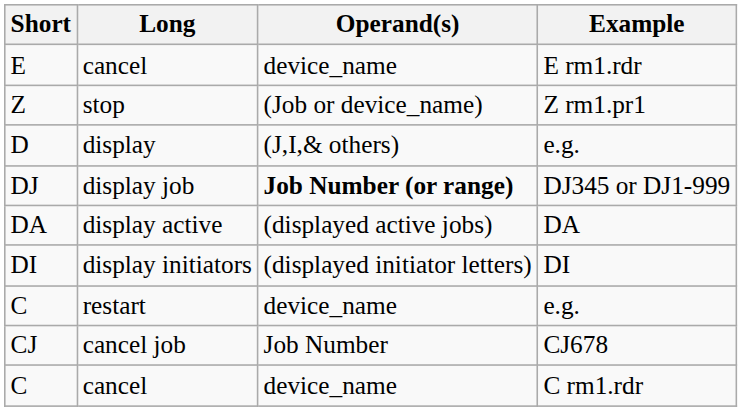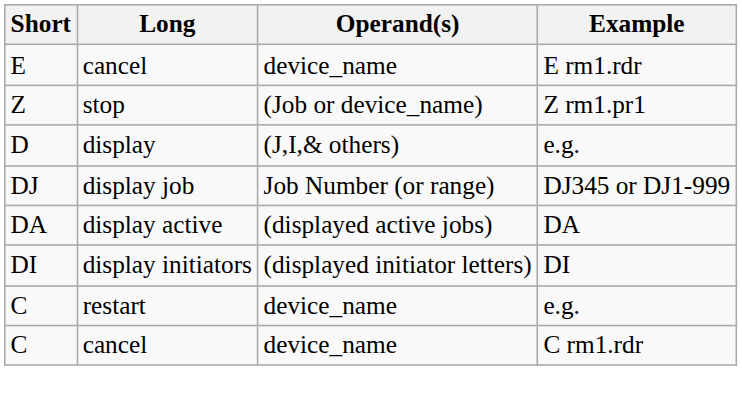(388, 184) bold -> (379, 184) normal
- row: (24, 345)
